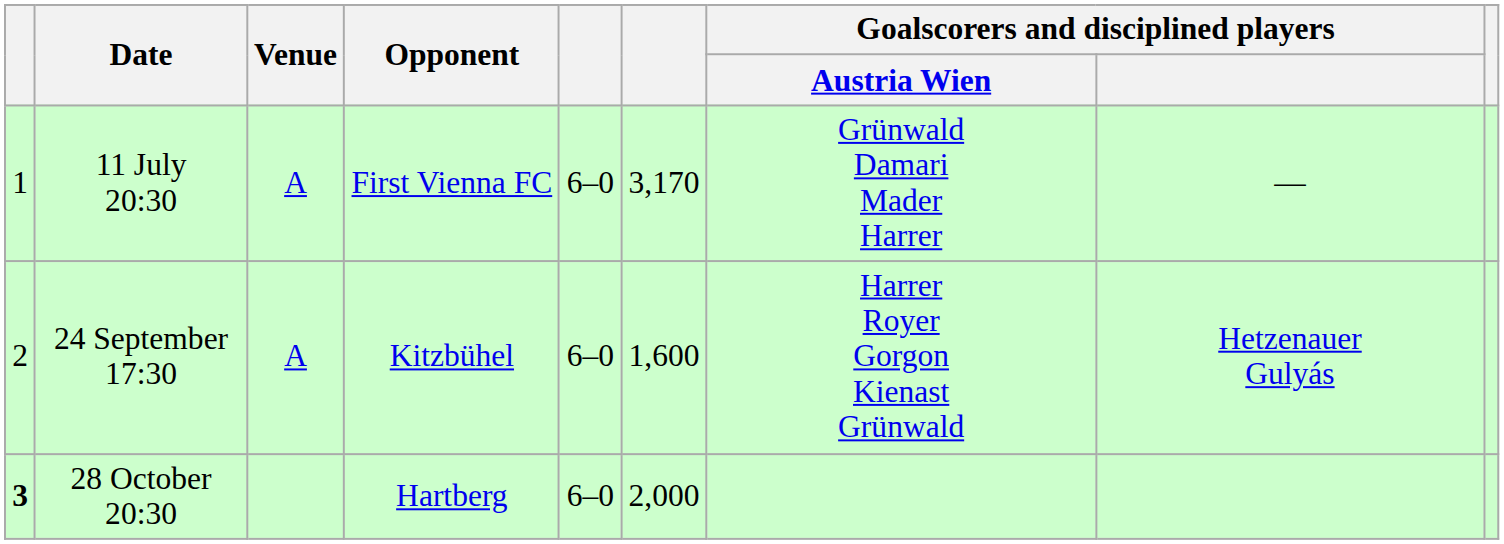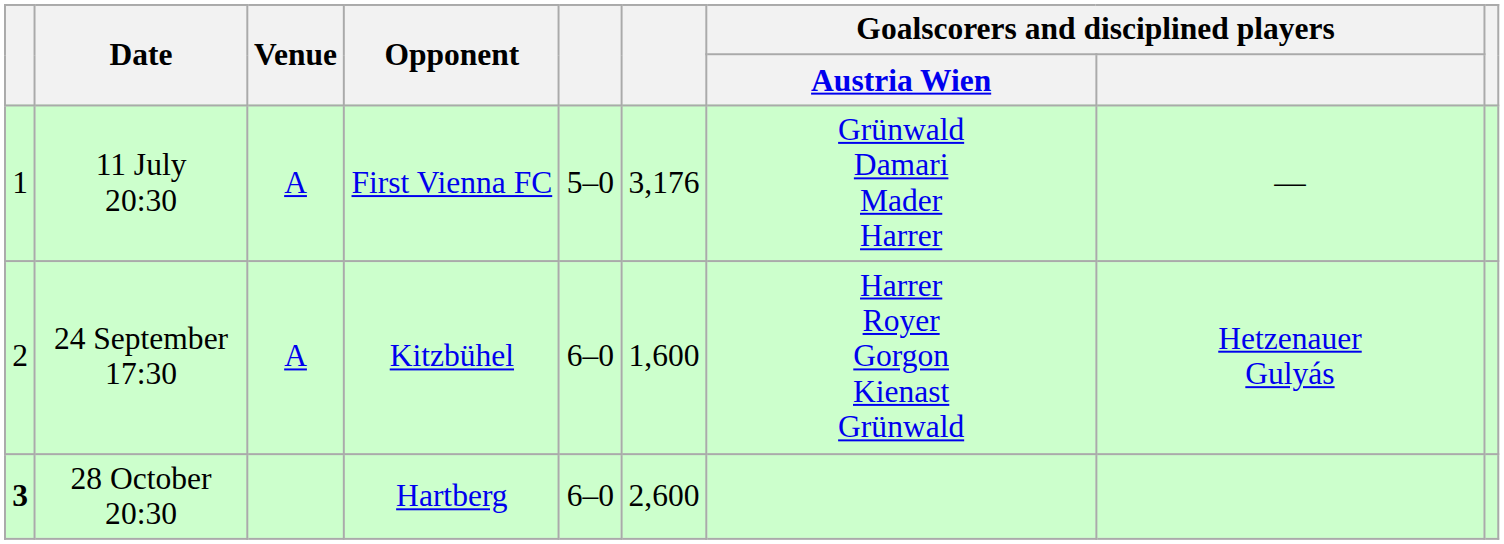(590, 182) 6–0 -> (590, 182) 5–0
(664, 182) 3,170 -> (664, 182) 3,176
(664, 495) 2,000 -> (664, 495) 2,600
